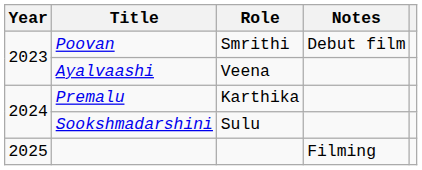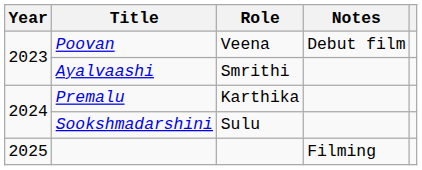(255, 45) Smrithi -> (245, 45) Veena
(245, 71) Veena -> (255, 71) Smrithi
